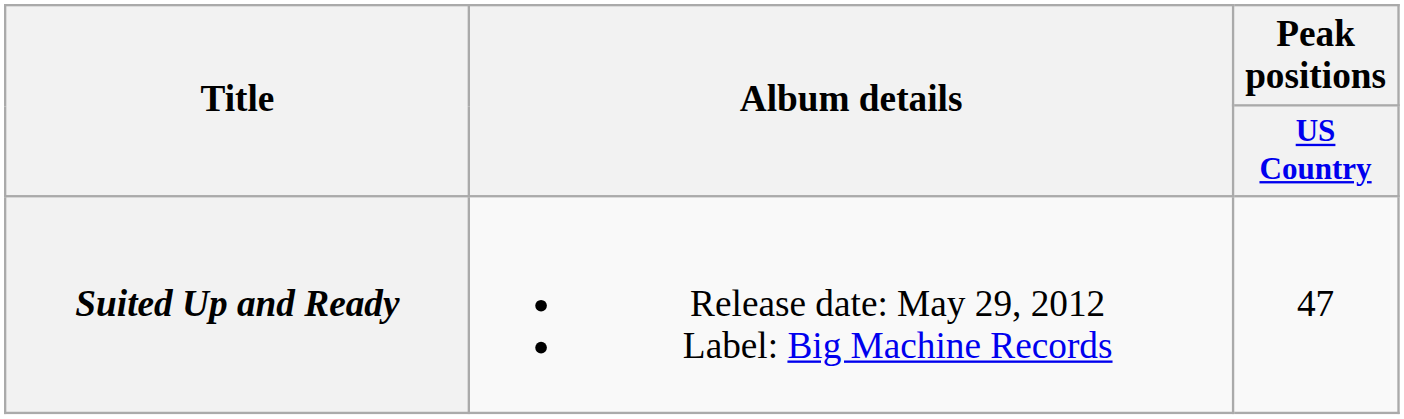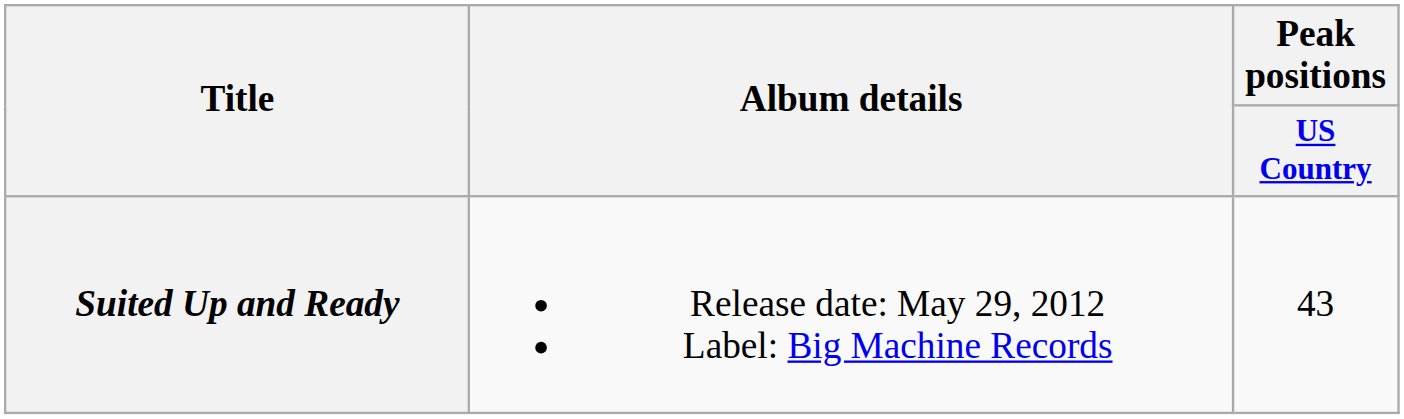(1316, 303) 47 -> (1316, 303) 43
